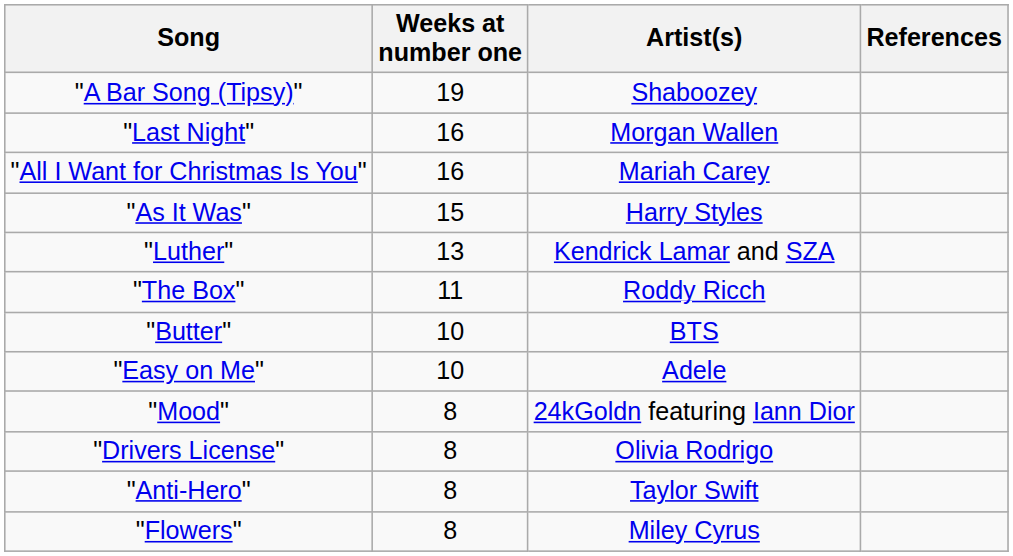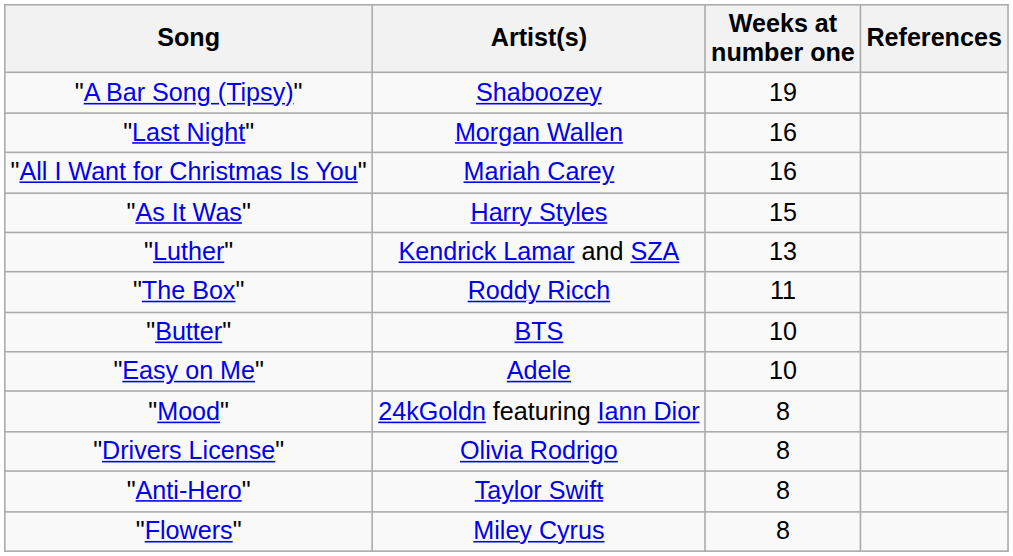columns swapped: (694, 38) <-> (450, 38)
